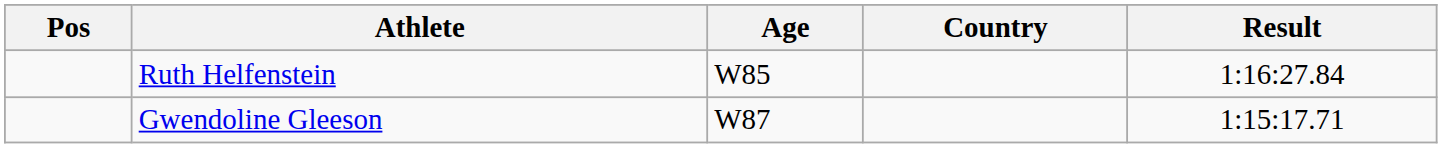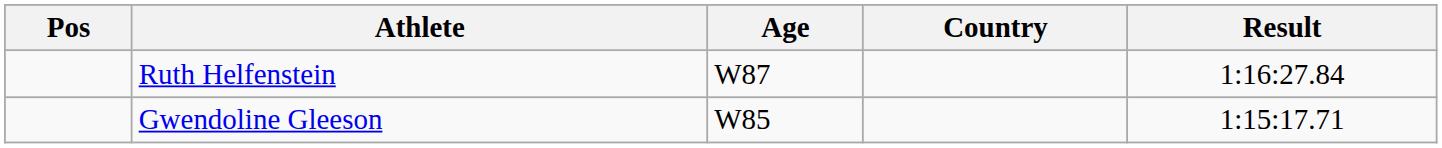(742, 73) W85 -> (742, 73) W87
(742, 119) W87 -> (742, 119) W85
